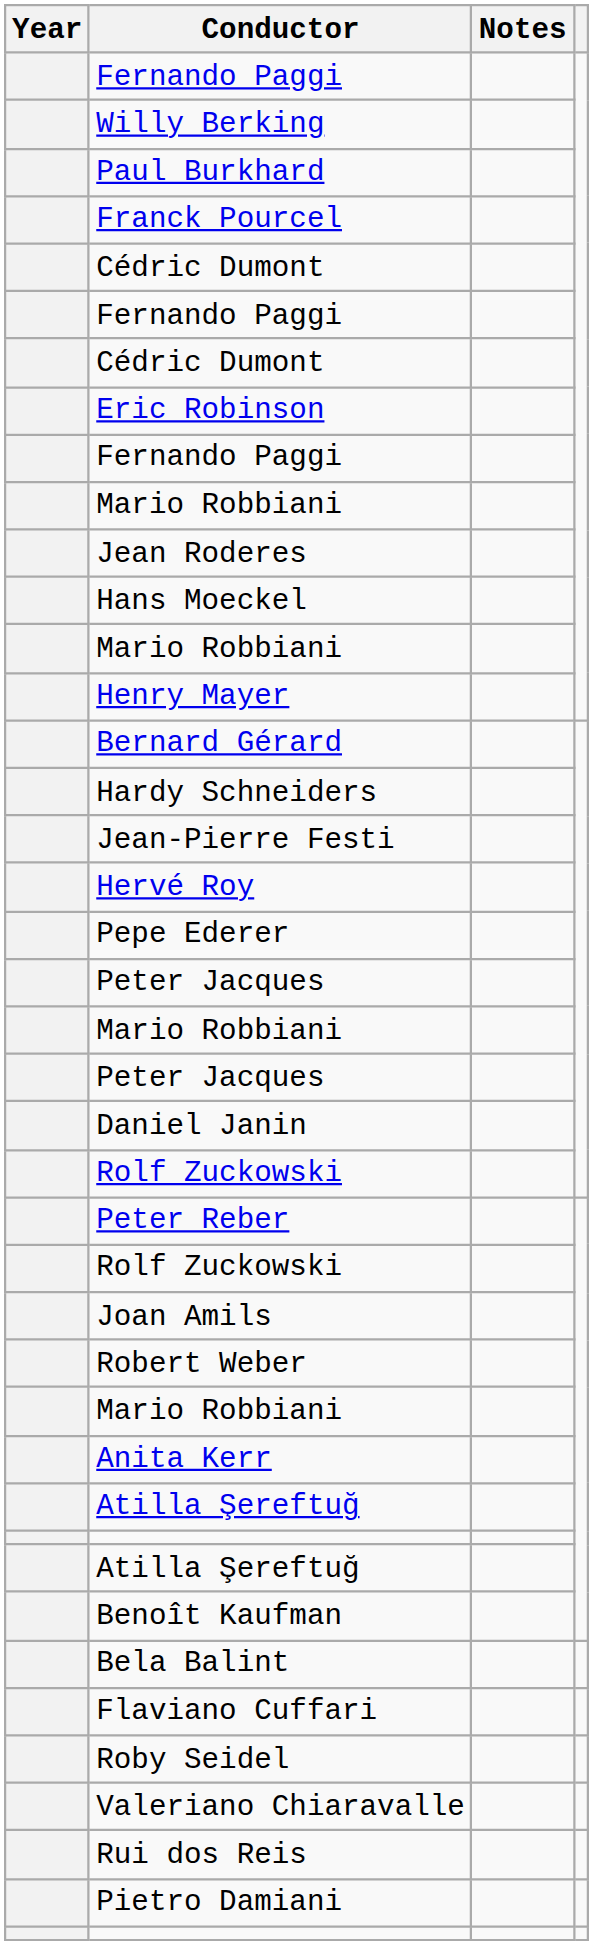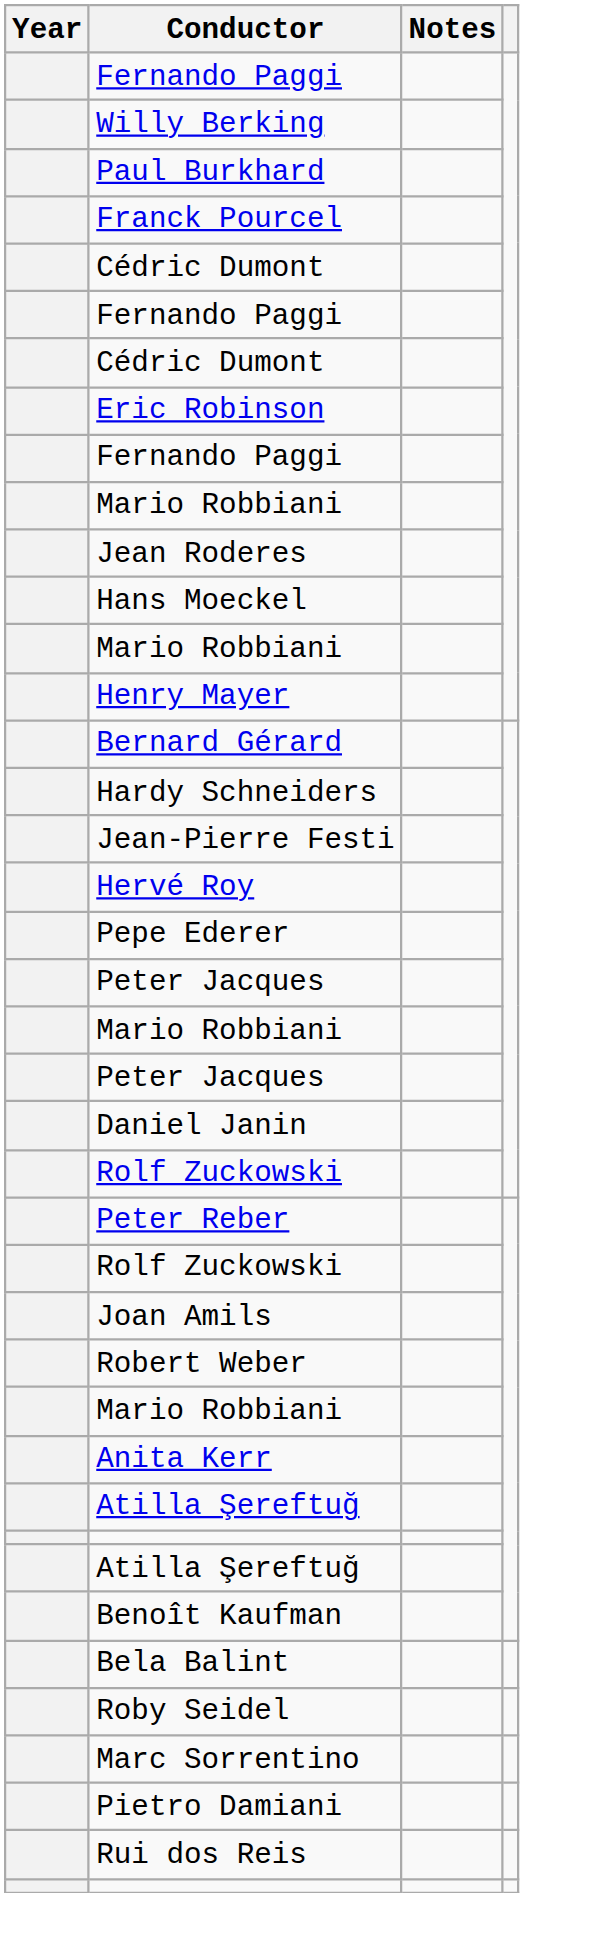- row: (47, 1711)
+ row: (47, 1759)
- row: (47, 1807)
rows swapped: (47, 1854) <-> (47, 1902)
